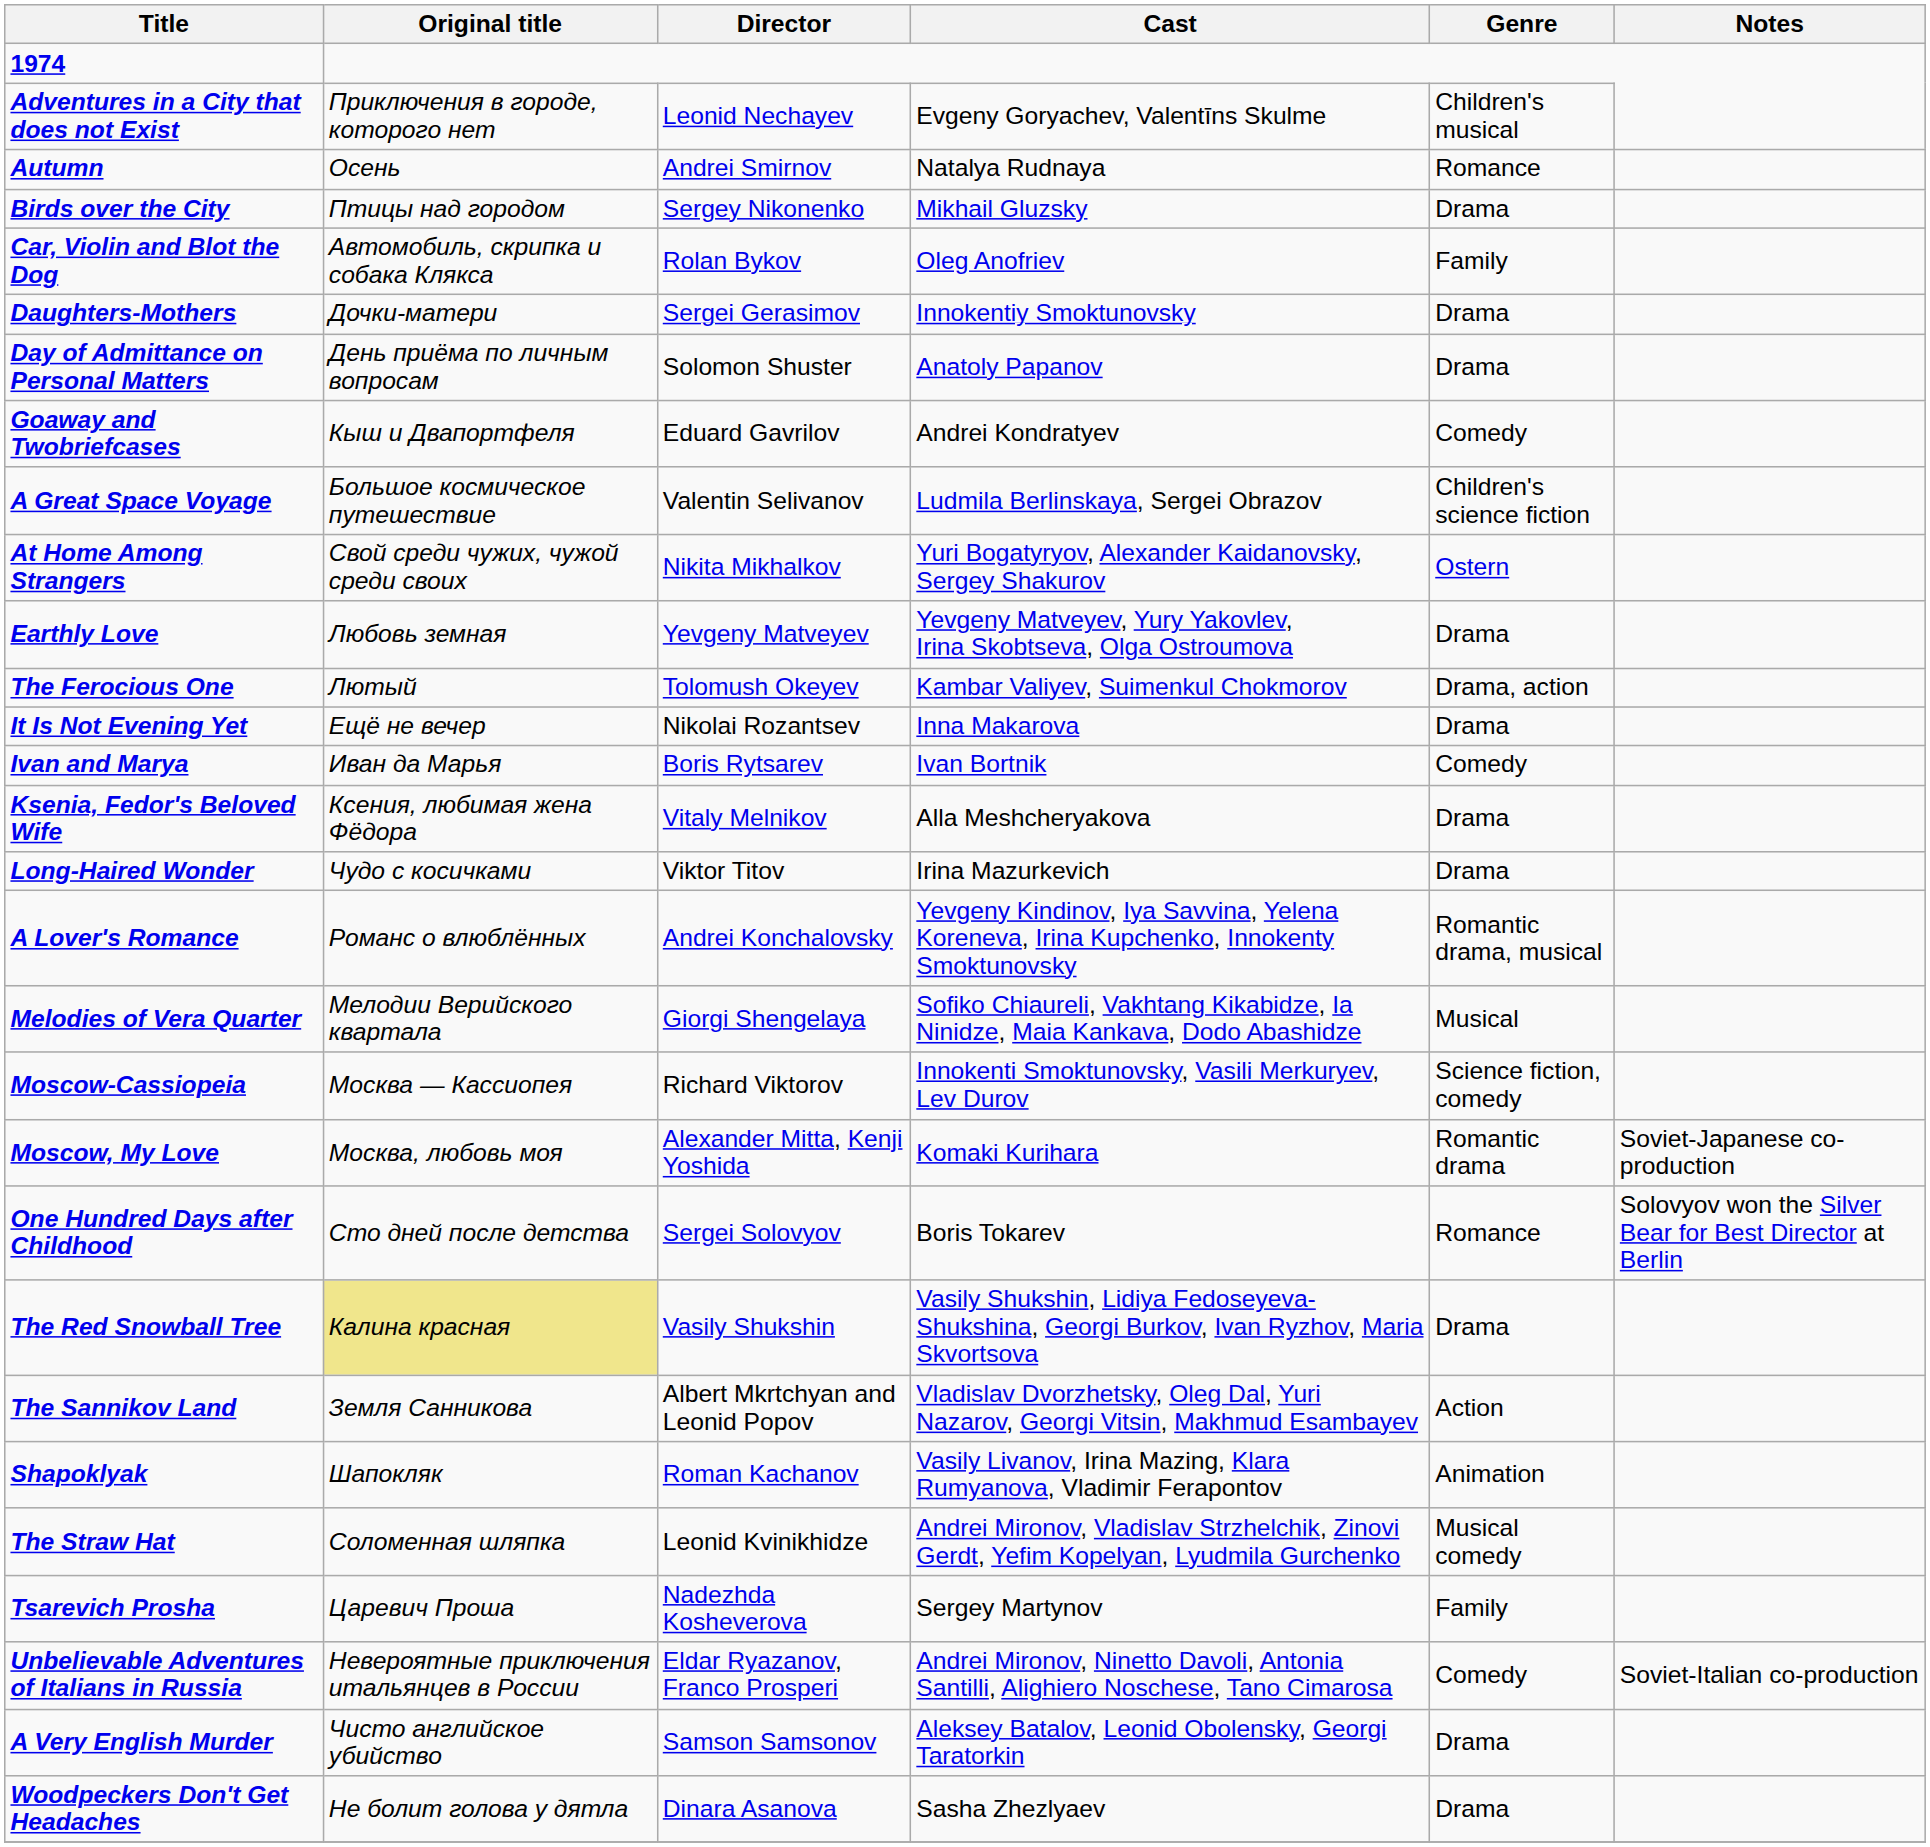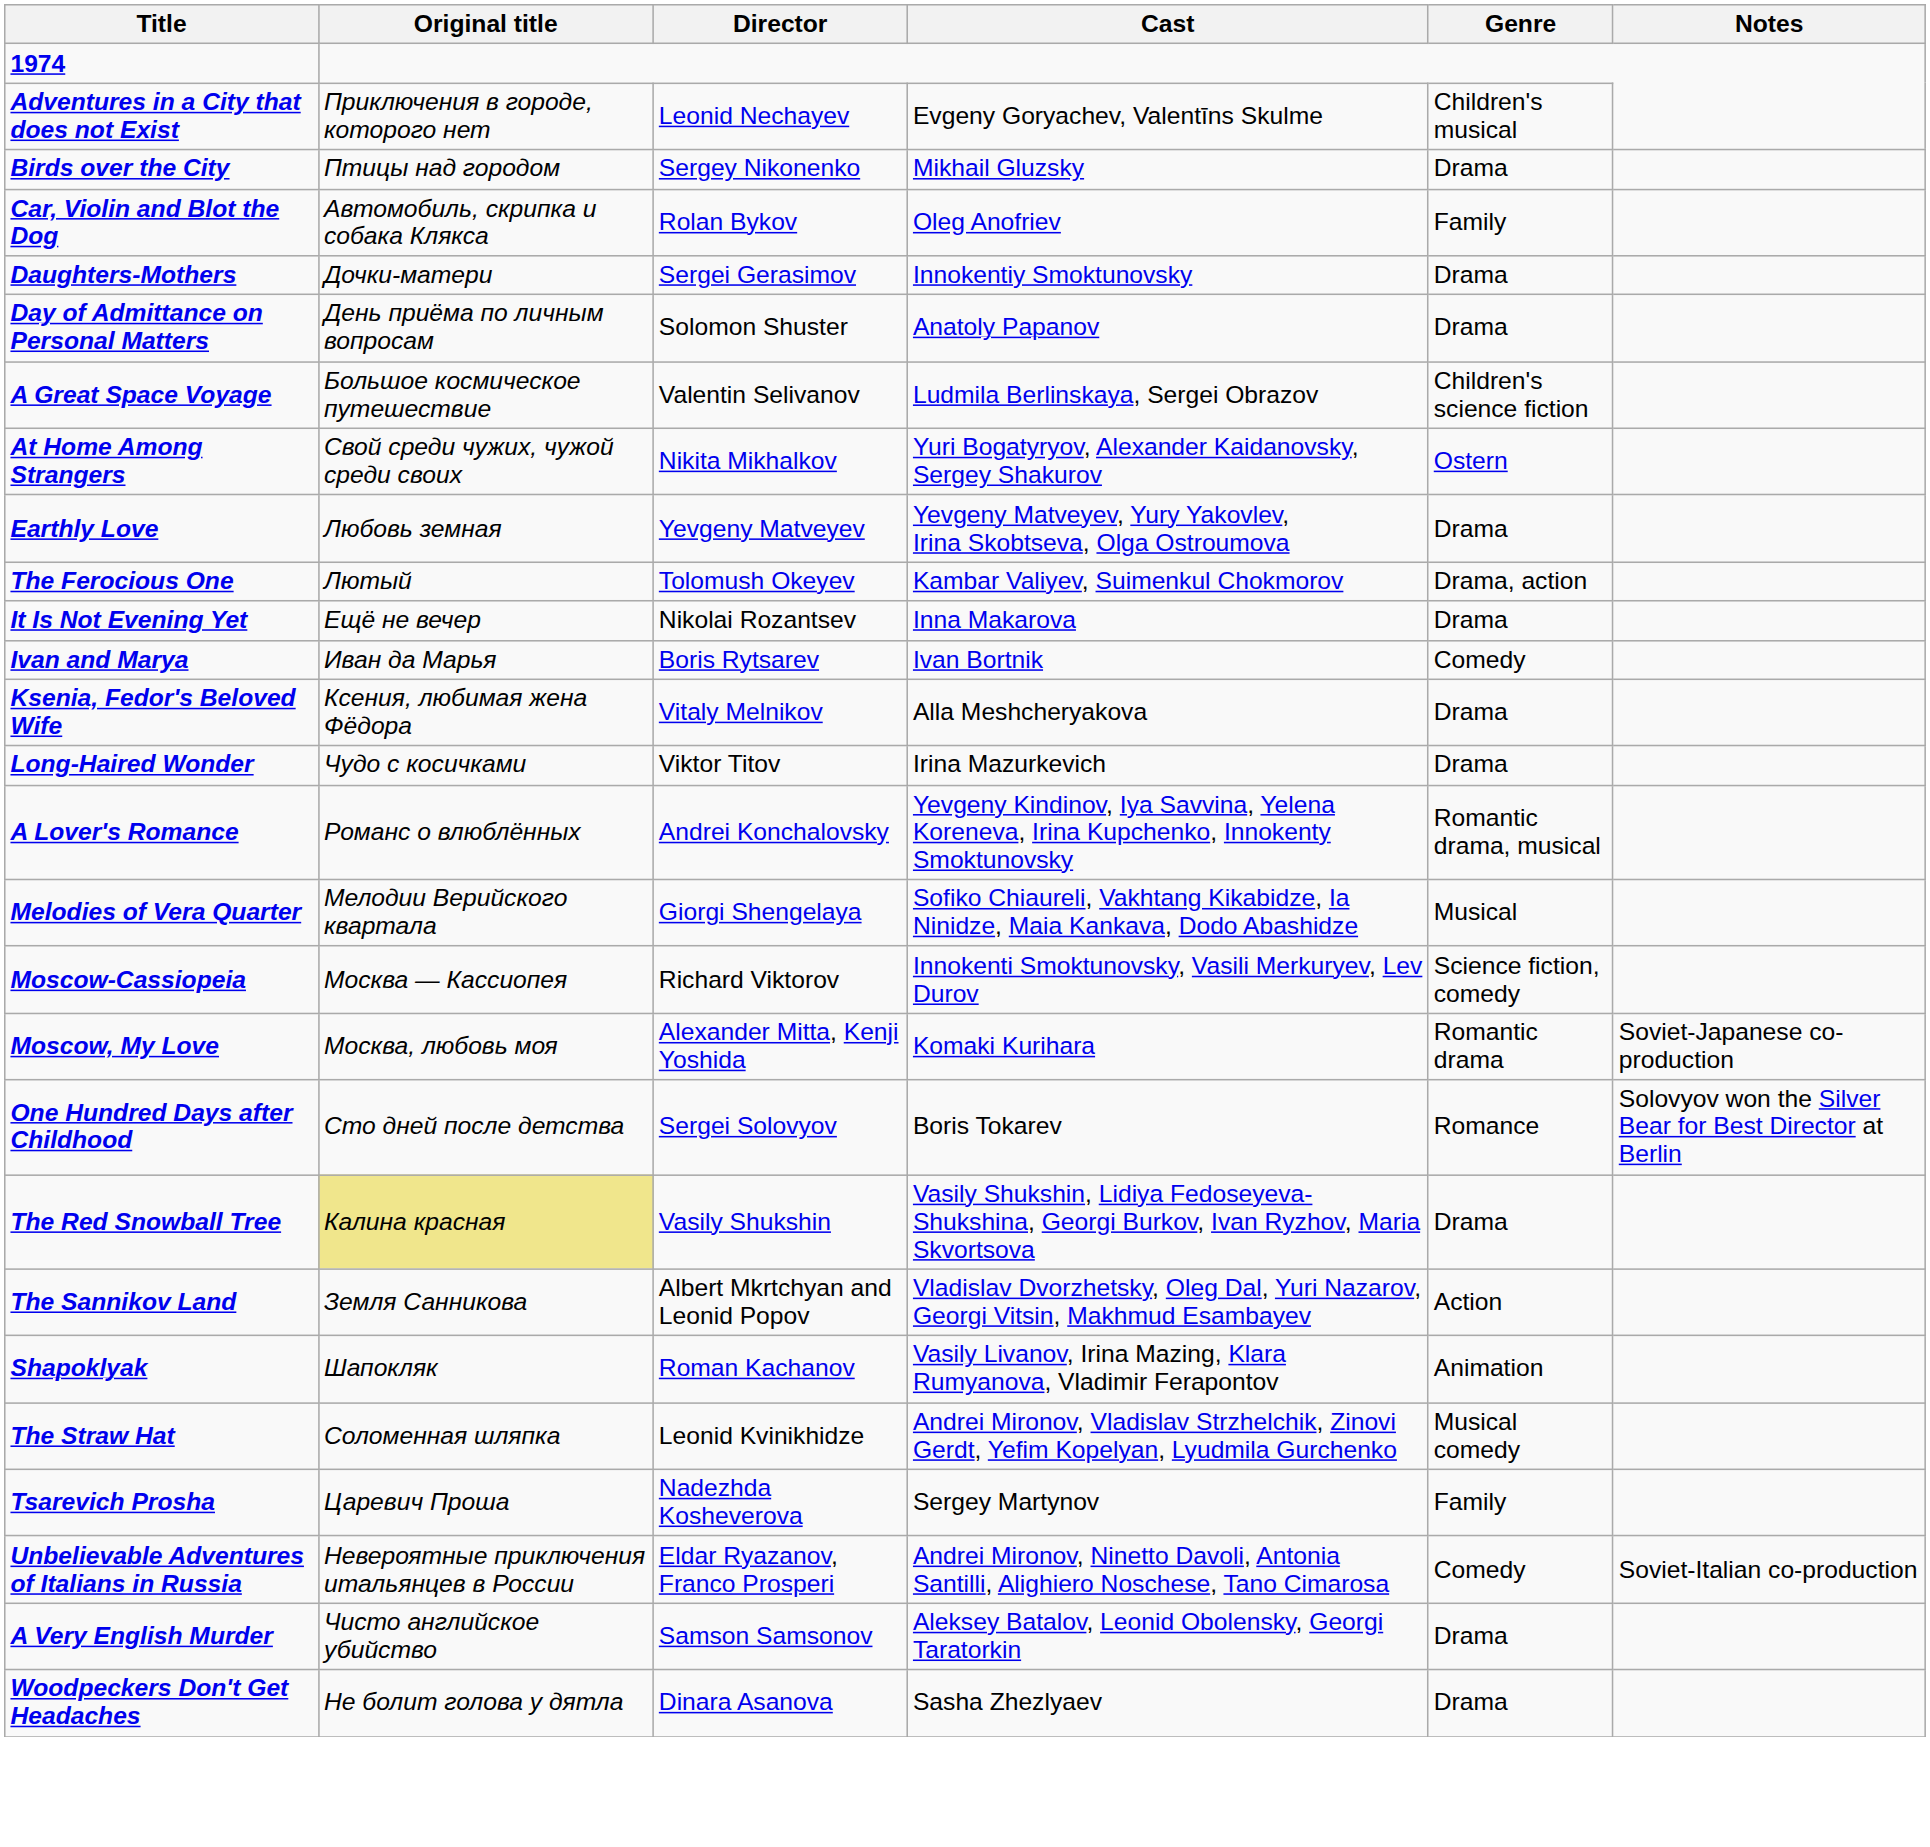- row: (57, 168)
- row: (96, 433)
